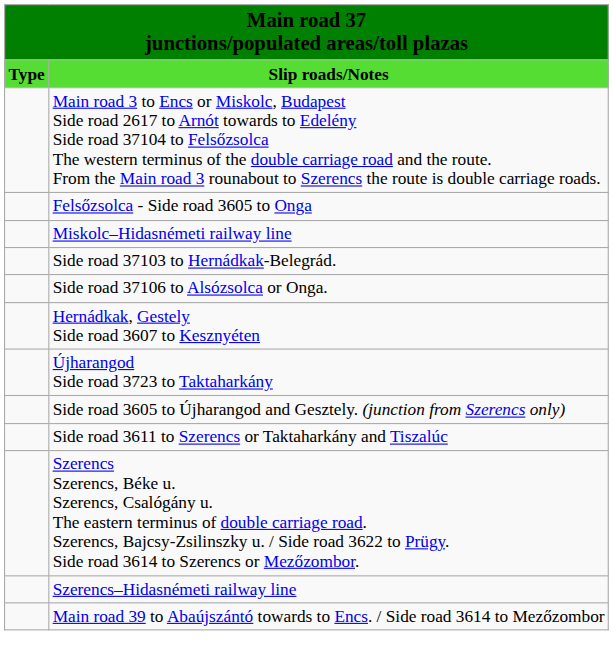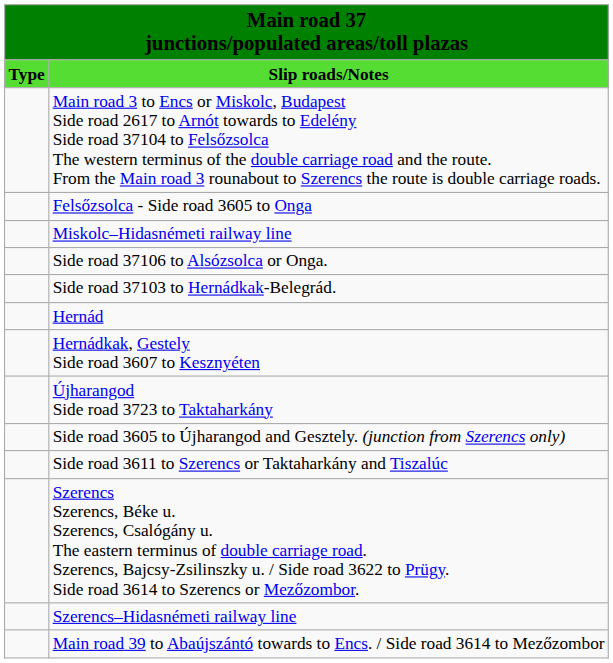rows swapped: (190, 288) <-> (194, 261)
+ row: (78, 315)
